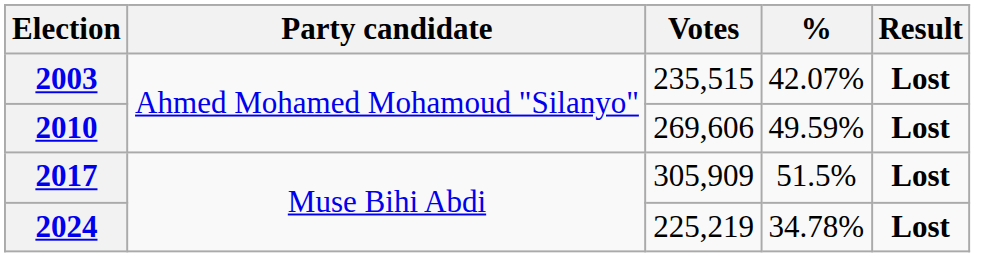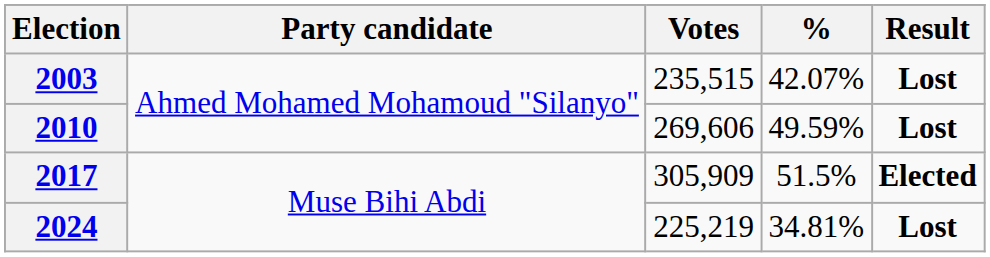(921, 176) Lost -> (928, 176) Elected
(816, 226) 34.78% -> (816, 226) 34.81%
